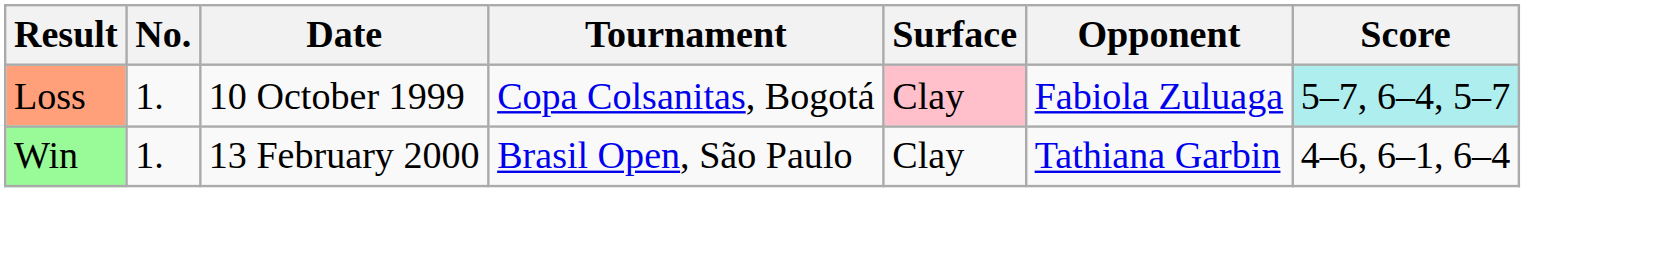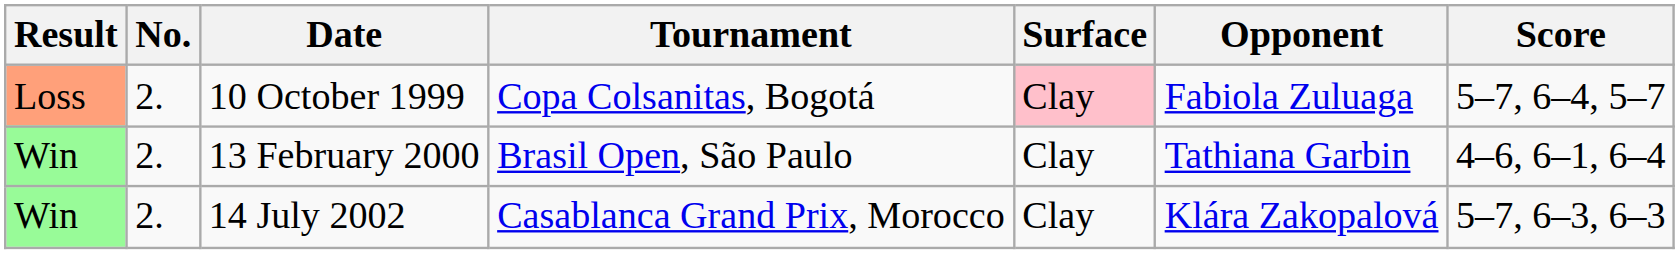(149, 95) 1. -> (149, 95) 2.
(1405, 95) paleturquoise background -> (1561, 95) no background
(149, 155) 1. -> (149, 155) 2.
+ row: (307, 215)
